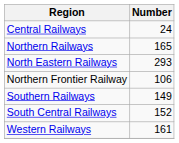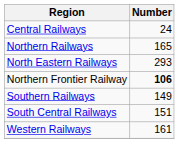(163, 79) normal -> (163, 79) bold
(163, 113) 152 -> (163, 113) 151
